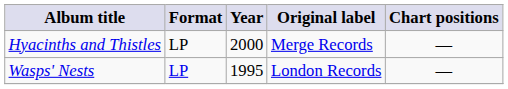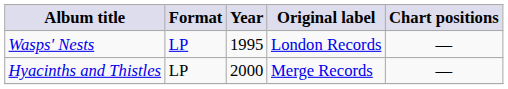rows swapped: (51, 70) <-> (85, 44)
